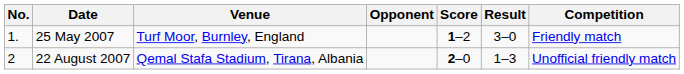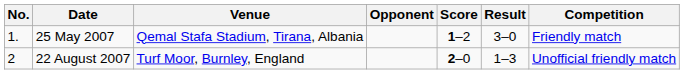(220, 36) Turf Moor, Burnley, England -> (250, 36) Qemal Stafa Stadium, Tirana, Albania
(250, 58) Qemal Stafa Stadium, Tirana, Albania -> (220, 58) Turf Moor, Burnley, England
